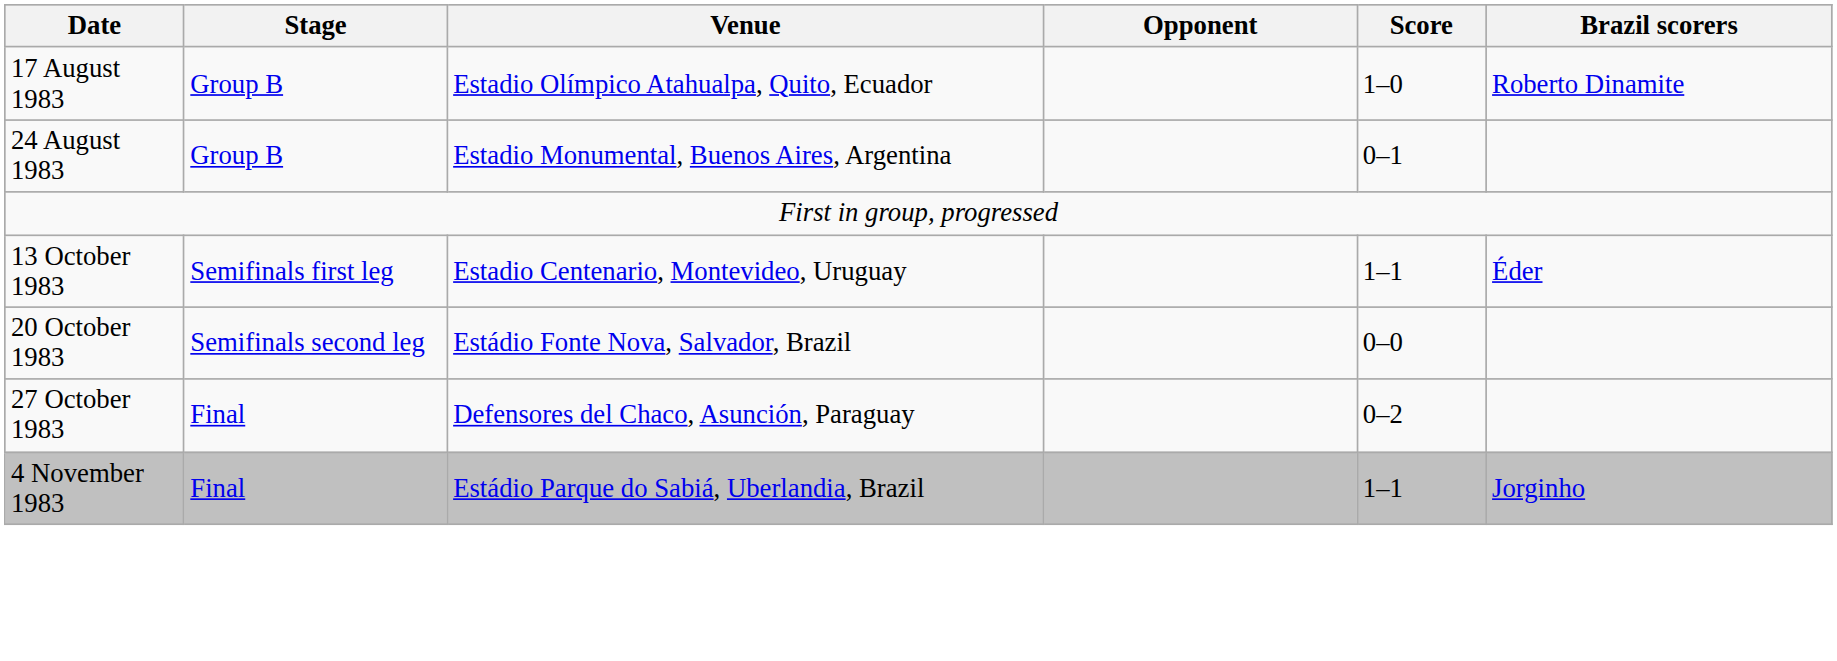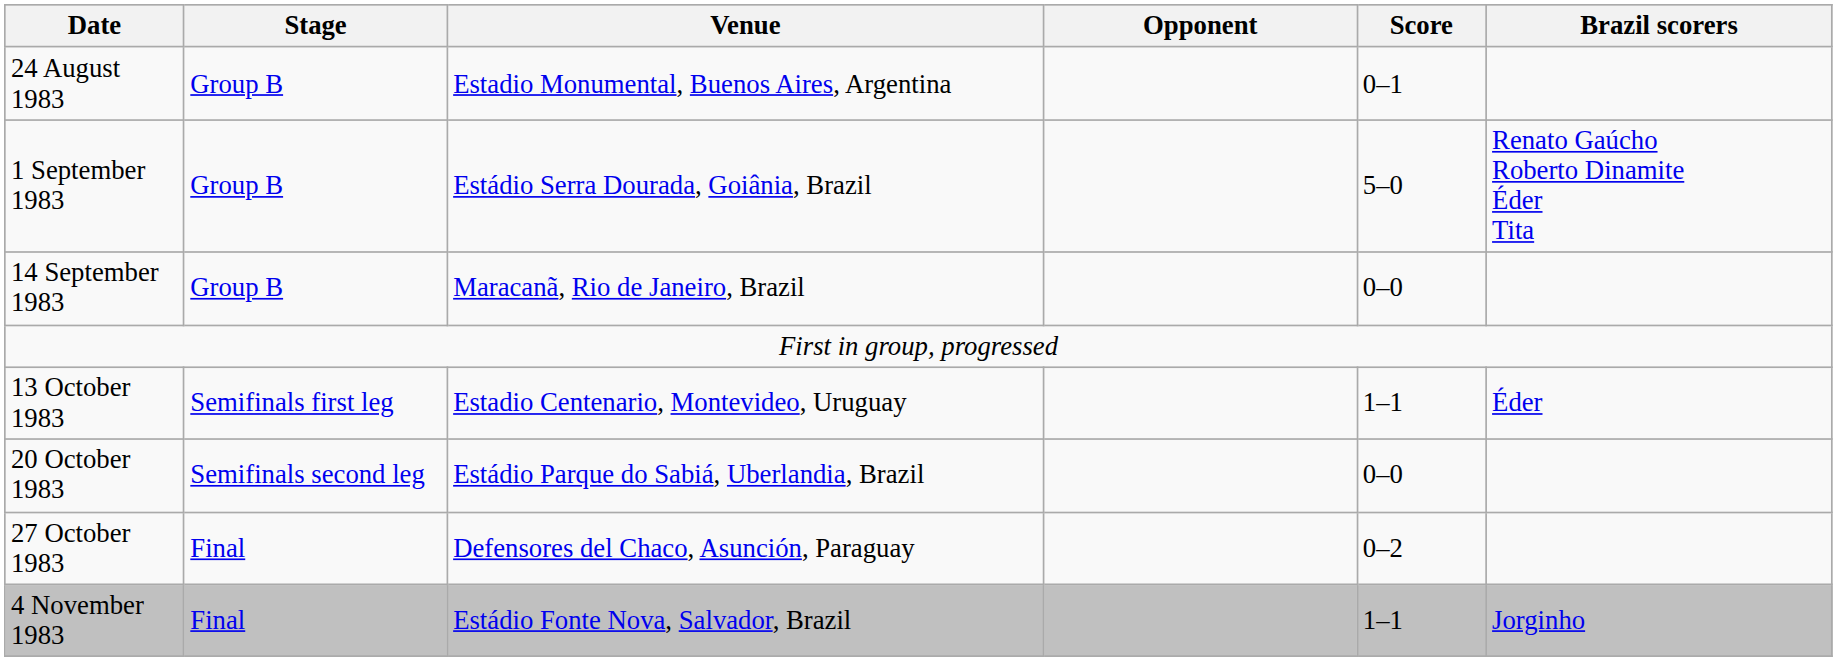- row: (66, 83)
+ row: (78, 185)
+ row: (85, 288)
(652, 342) Estádio Fonte Nova, Salvador, Brazil -> (689, 475) Estádio Parque do Sabiá, Uberlandia, Brazil
(689, 487) Estádio Parque do Sabiá, Uberlandia, Brazil -> (652, 620) Estádio Fonte Nova, Salvador, Brazil
